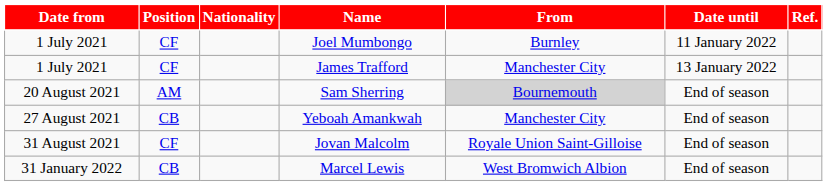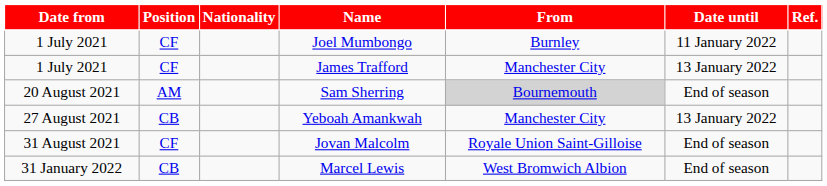(726, 118) End of season -> (726, 118) 13 January 2022
